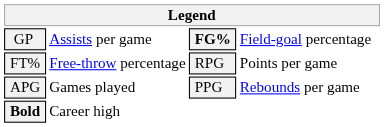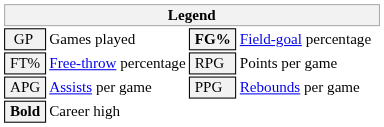(100, 39) Assists per game -> (92, 39) Games played
(92, 87) Games played -> (100, 87) Assists per game
